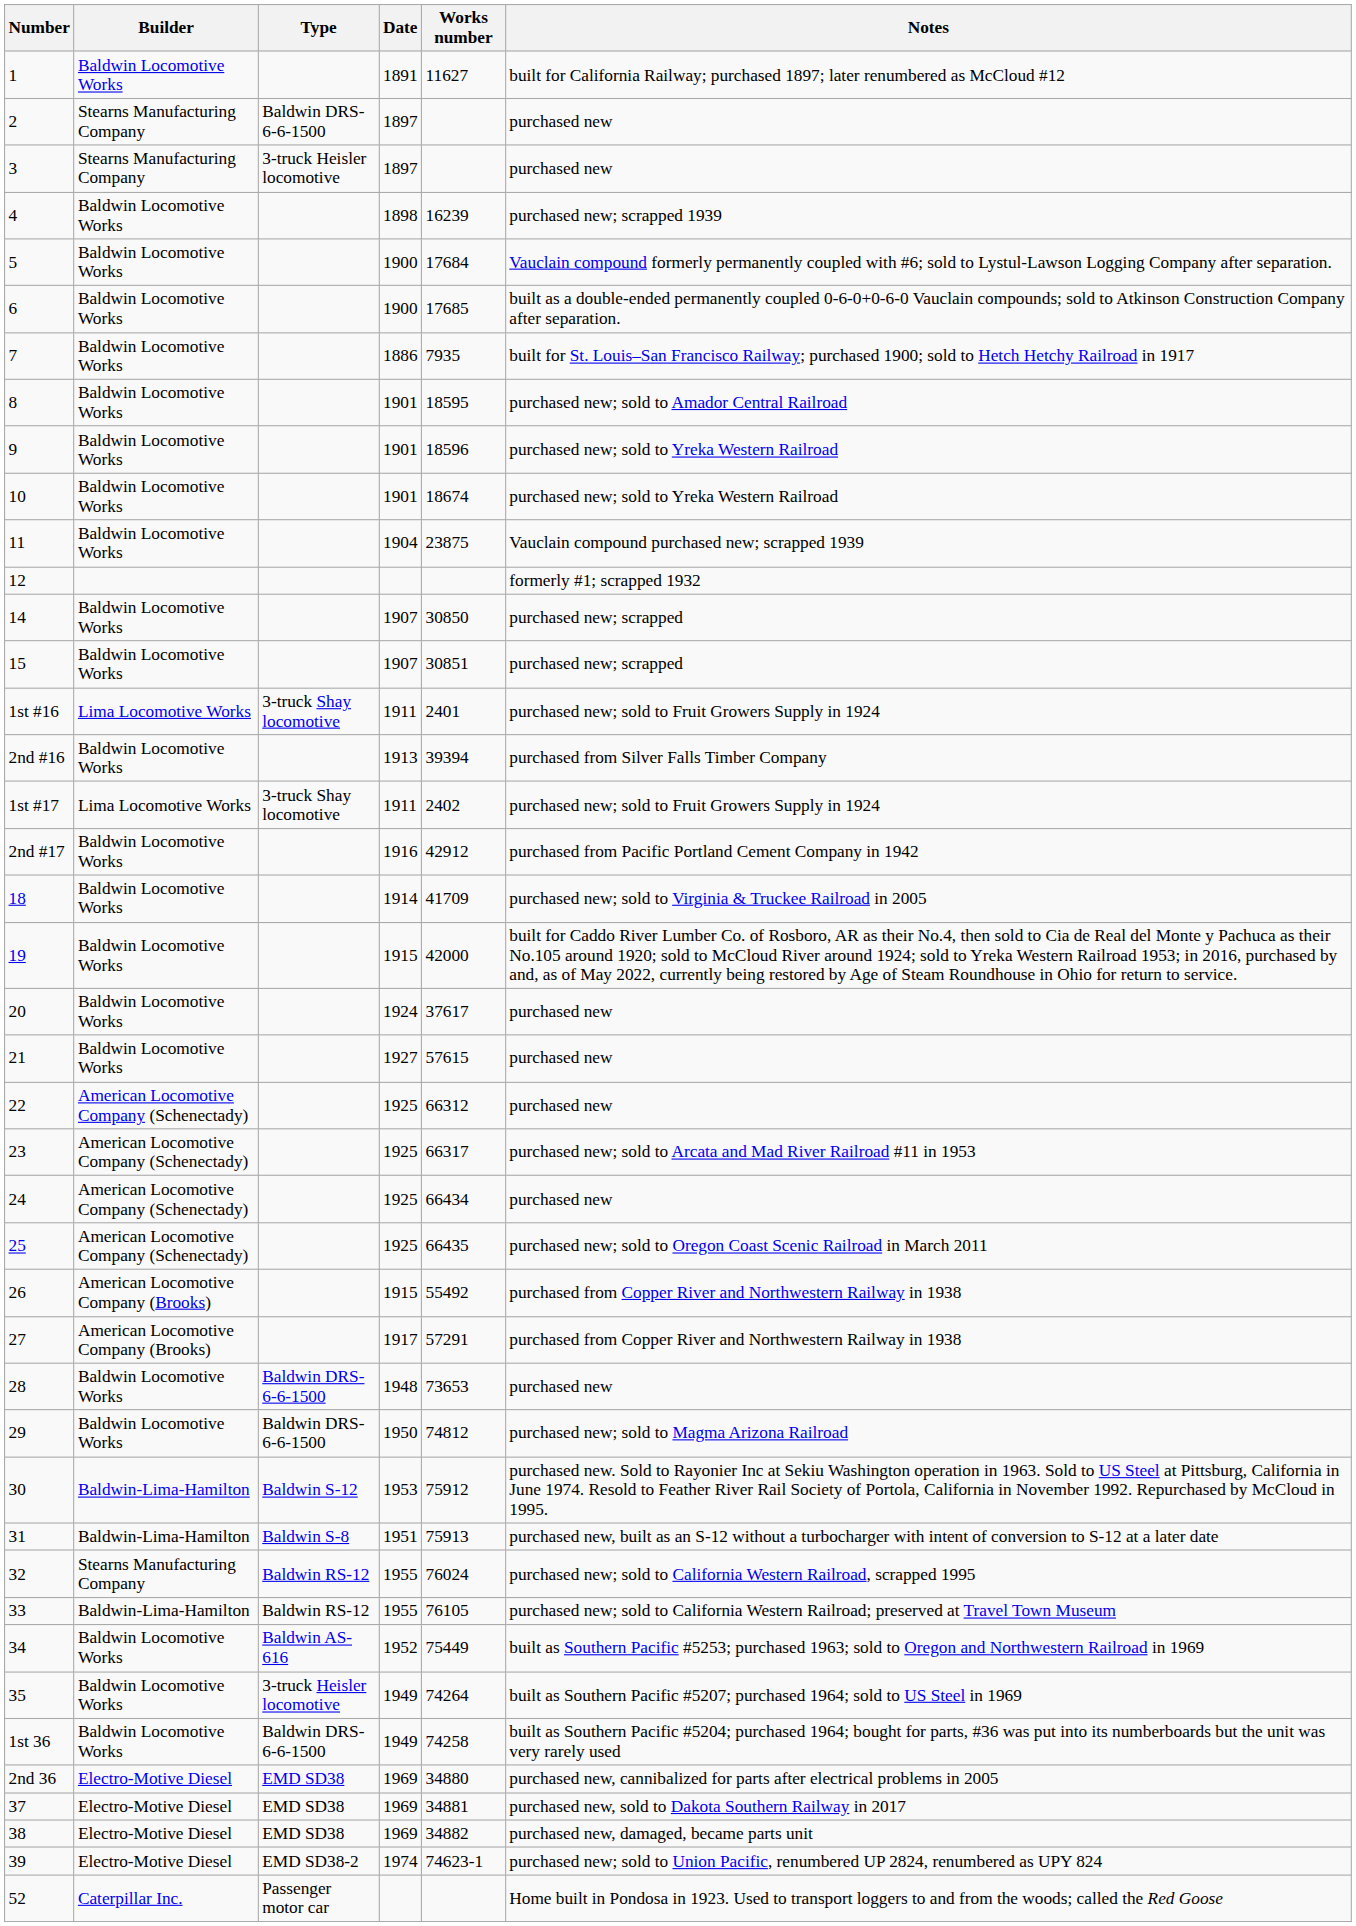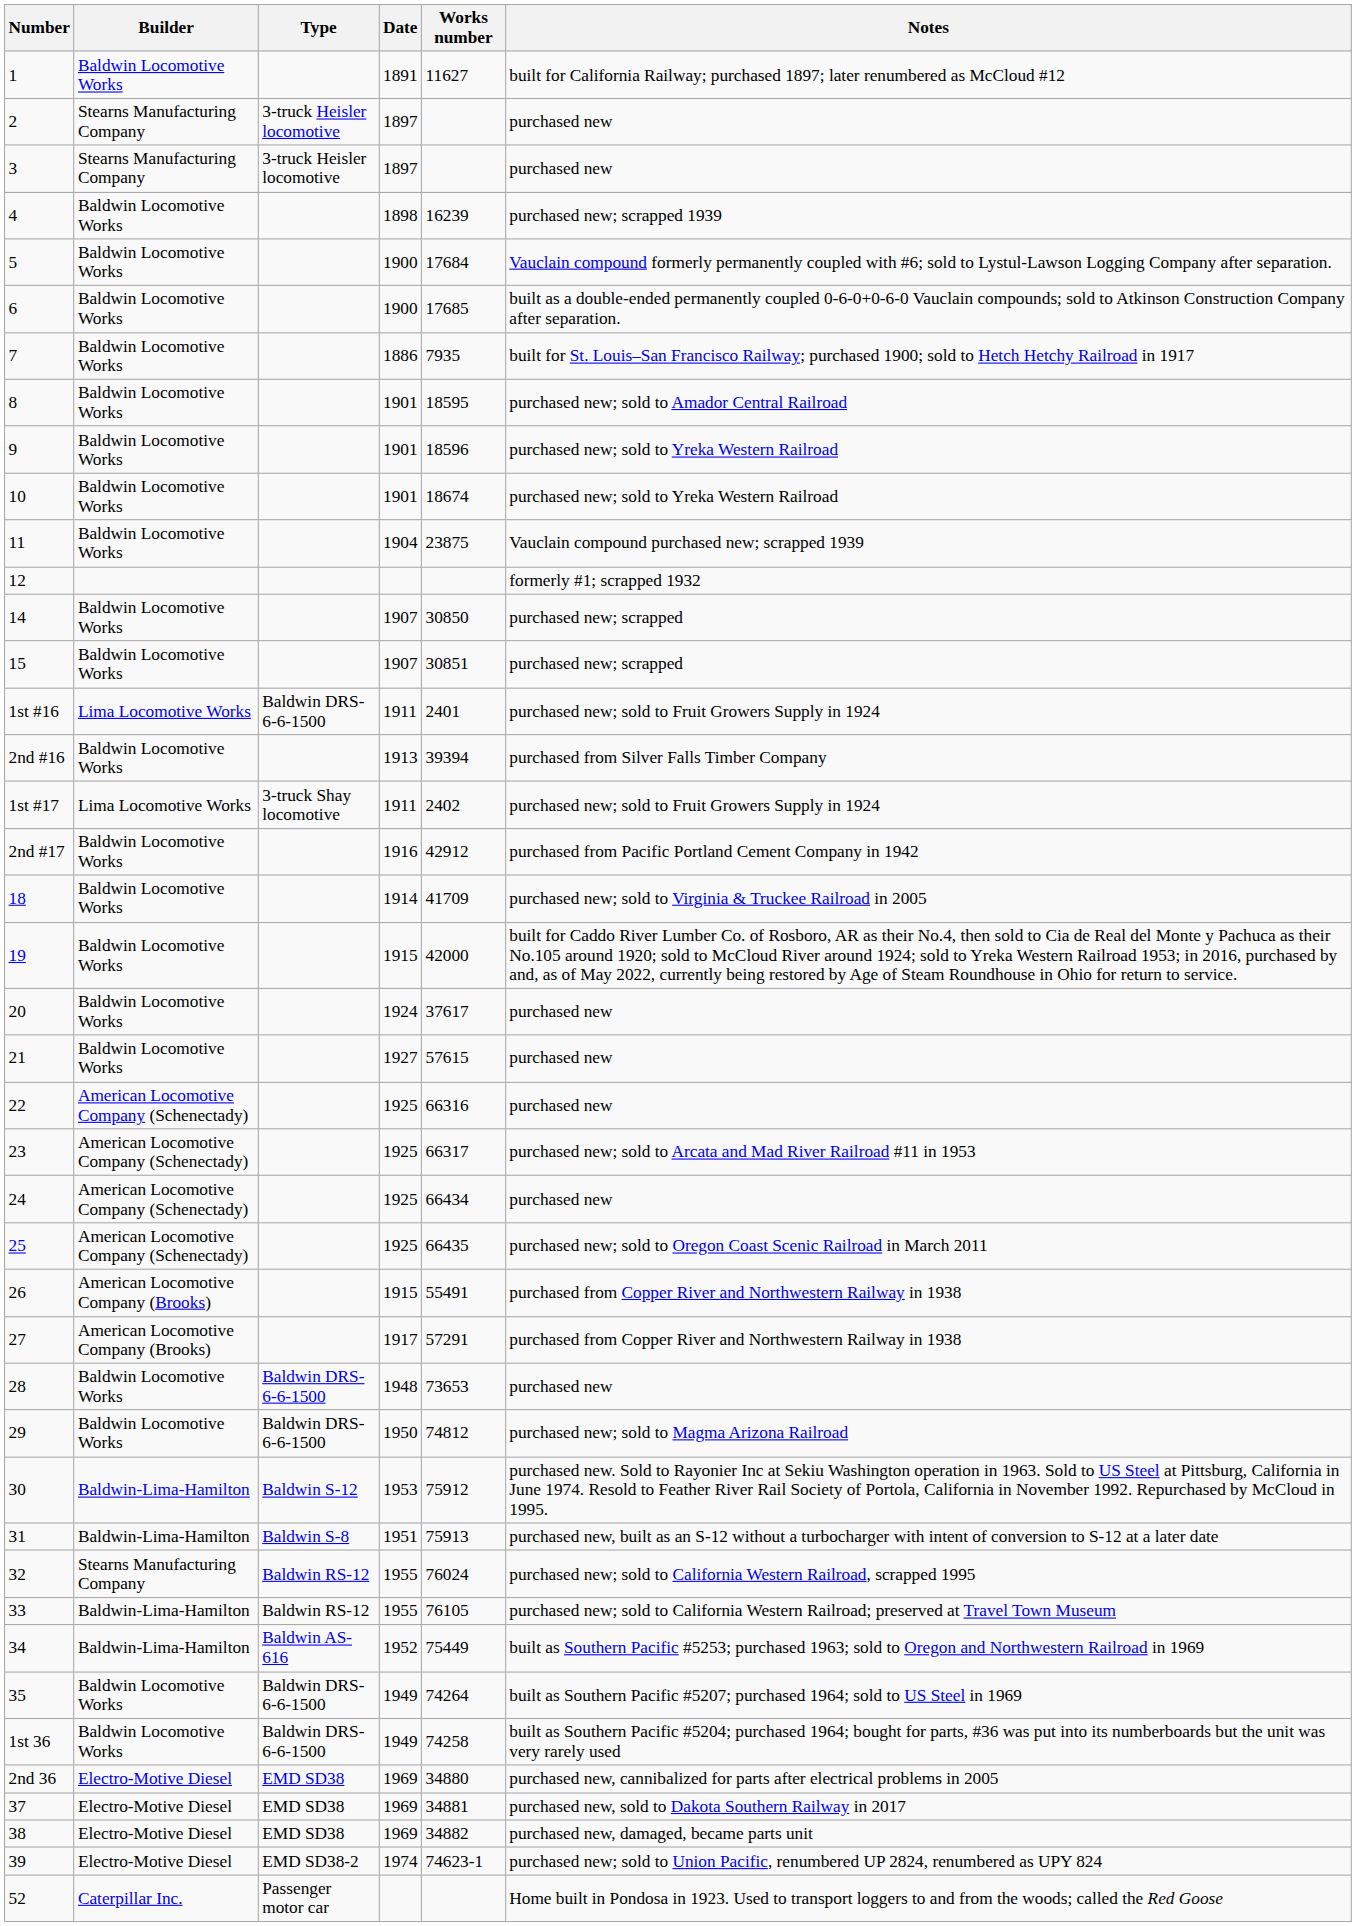(313, 121) Baldwin DRS-6-6-1500 -> (314, 121) 3-truck Heisler locomotive
(307, 711) 3-truck Shay locomotive -> (313, 711) Baldwin DRS-6-6-1500
(447, 1105) 66312 -> (447, 1105) 66316
(447, 1292) 55492 -> (447, 1292) 55491
(151, 1648) Baldwin Locomotive Works -> (164, 1648) Baldwin-Lima-Hamilton
(314, 1694) 3-truck Heisler locomotive -> (313, 1694) Baldwin DRS-6-6-1500
